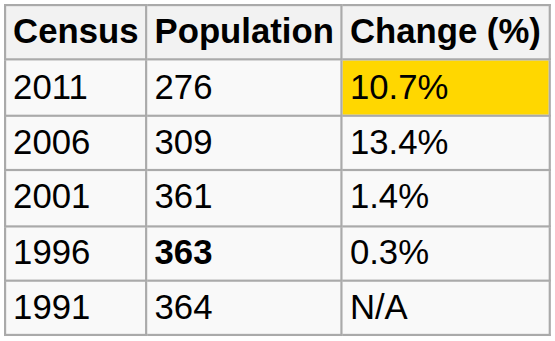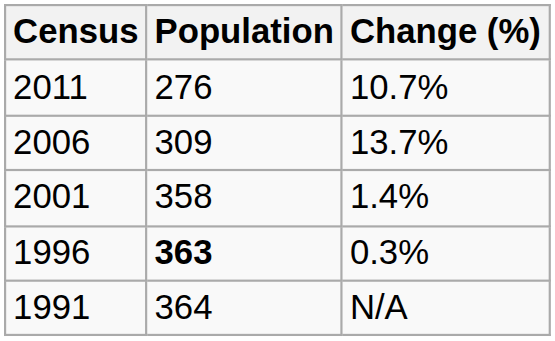(399, 87) gold background -> (399, 87) no background
(399, 142) 13.4% -> (399, 142) 13.7%
(183, 197) 361 -> (183, 197) 358
